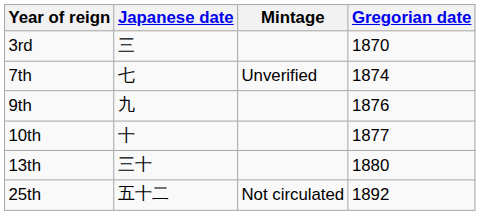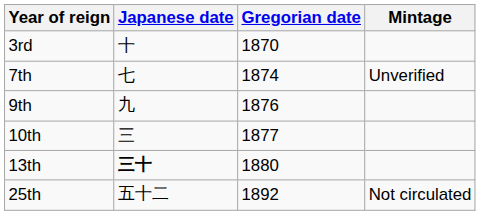columns swapped: (412, 17) <-> (293, 17)
(126, 45) 三 -> (126, 45) 十
(126, 134) 十 -> (126, 134) 三
(135, 164) normal -> (135, 164) bold
